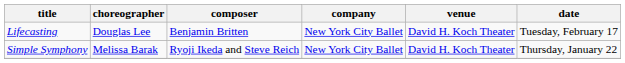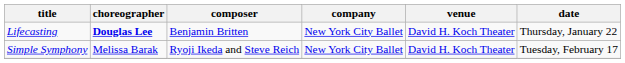(122, 31) normal -> (122, 31) bold
(569, 31) Tuesday, February 17 -> (568, 31) Thursday, January 22
(568, 49) Thursday, January 22 -> (569, 49) Tuesday, February 17
